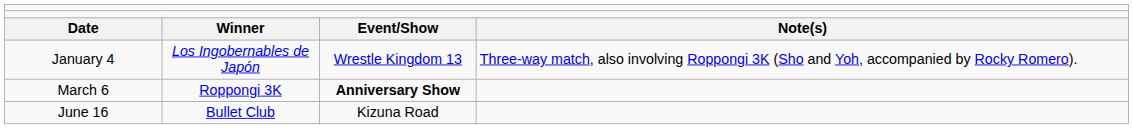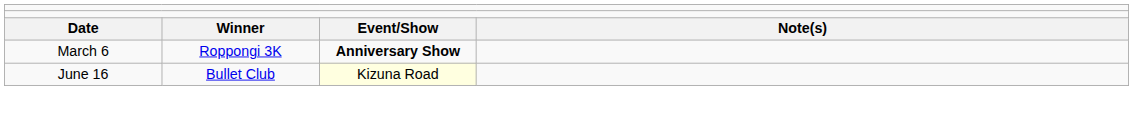- row: (83, 59)
(398, 112) no background -> (398, 74) lightyellow background
